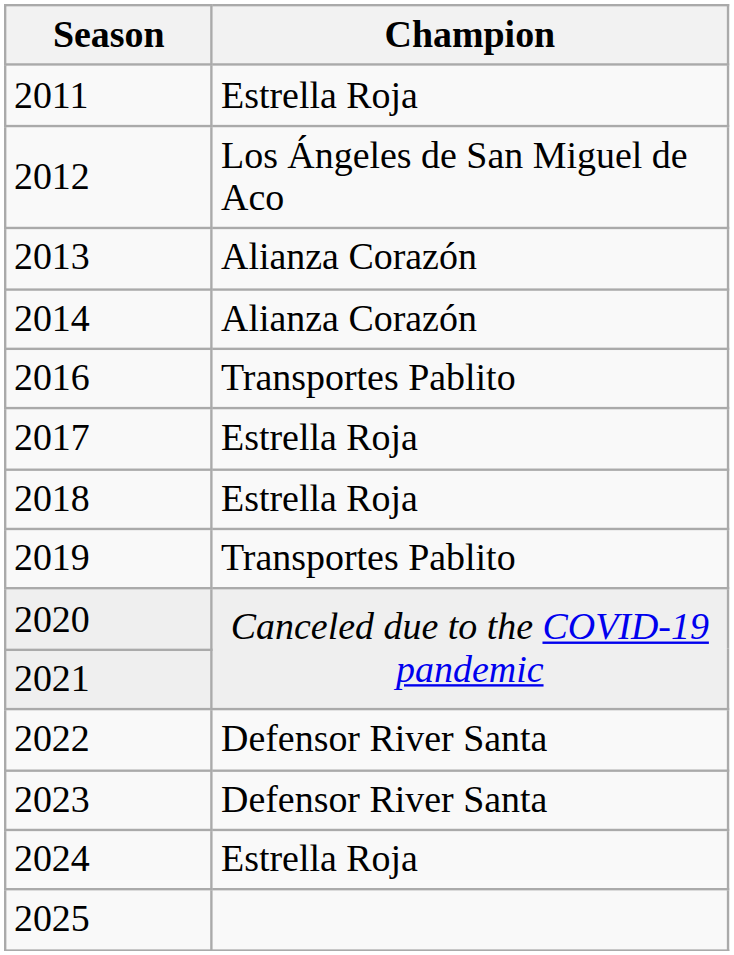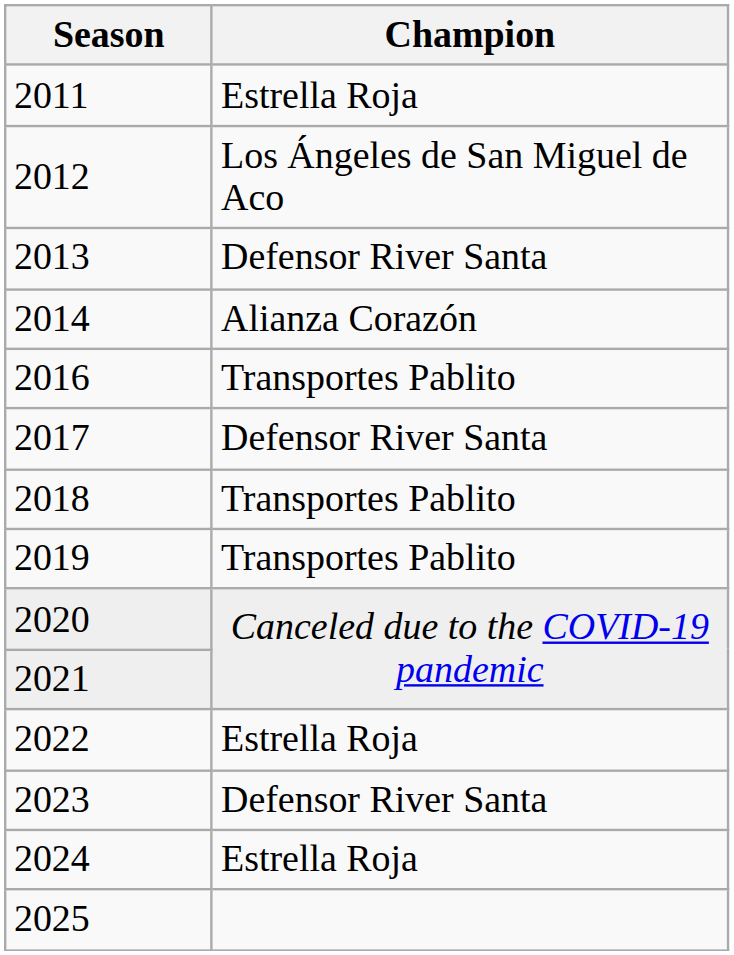(349, 257) Alianza Corazón -> (384, 257) Defensor River Santa
(319, 438) Estrella Roja -> (384, 438) Defensor River Santa
(319, 498) Estrella Roja -> (368, 498) Transportes Pablito
(384, 738) Defensor River Santa -> (319, 738) Estrella Roja
